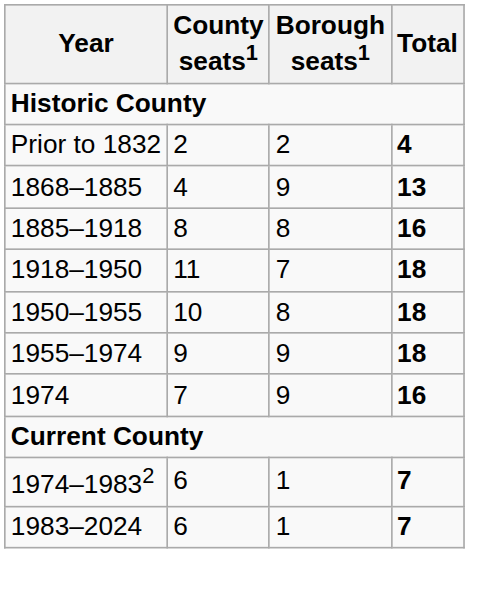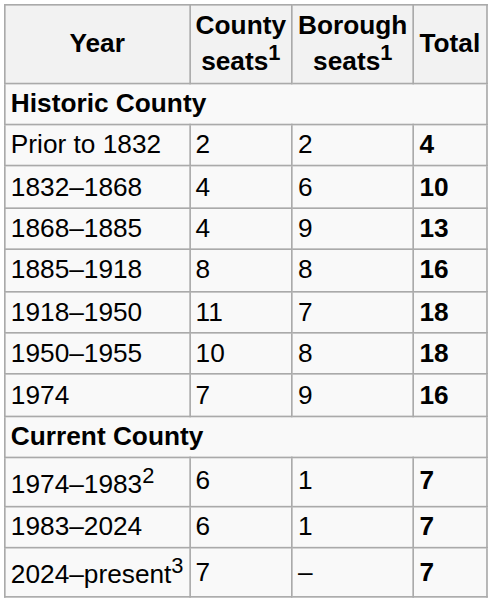+ row: (77, 186)
- row: (77, 353)
+ row: (97, 571)
